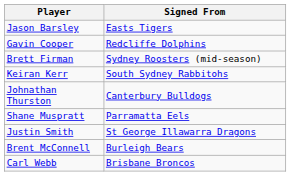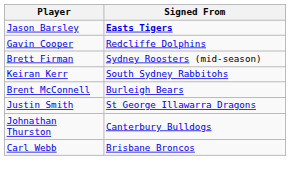(139, 27) normal -> (139, 27) bold
rows swapped: (48, 147) <-> (32, 95)
- row: (46, 116)
